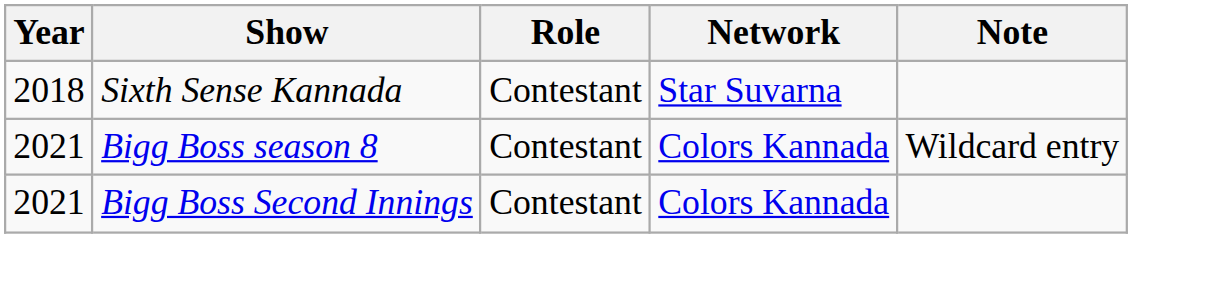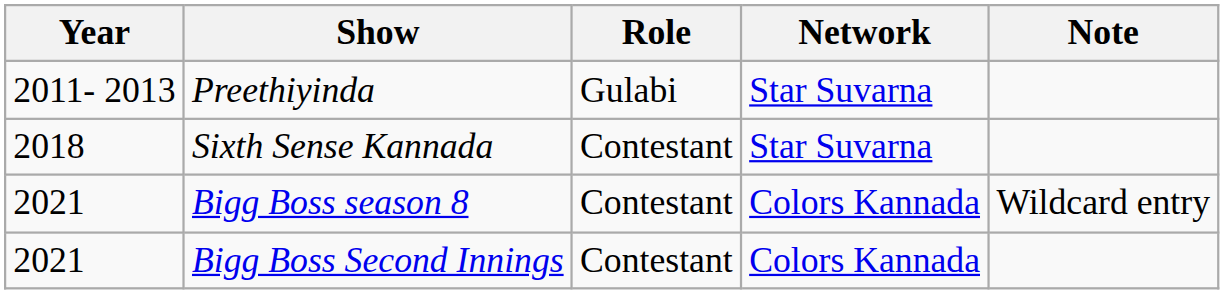+ row: (283, 89)
